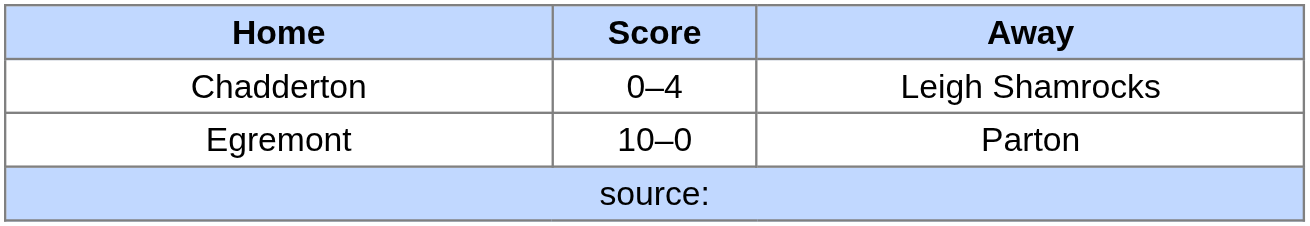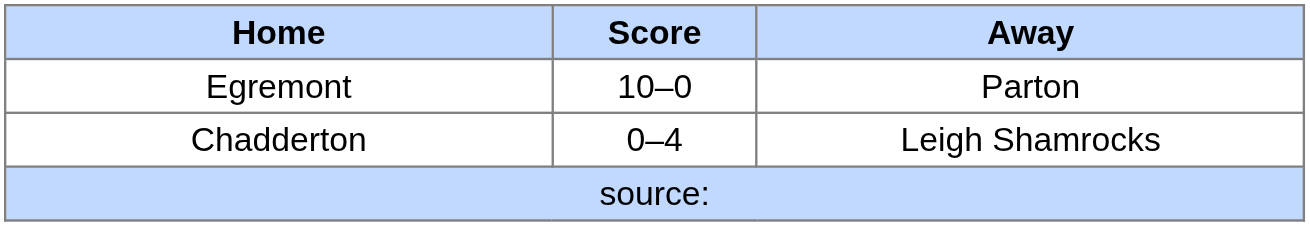rows swapped: (279, 86) <-> (279, 140)
